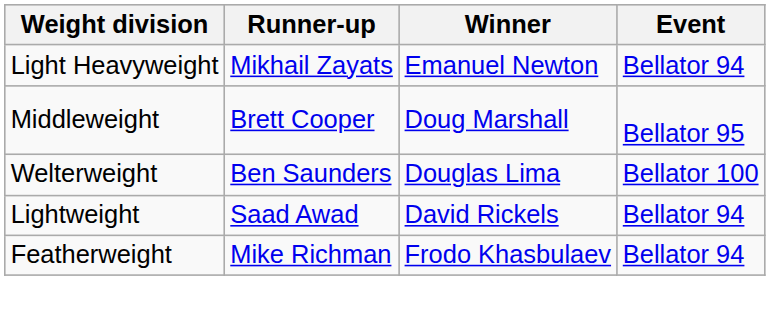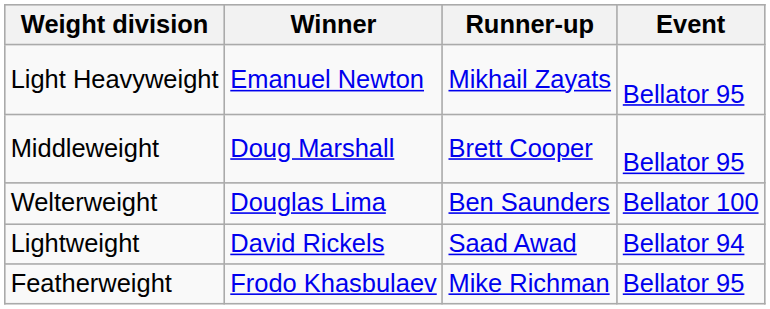columns swapped: (508, 24) <-> (312, 24)
(684, 65) Bellator 94 -> (684, 93) Bellator 95
(684, 255) Bellator 94 -> (684, 283) Bellator 95
